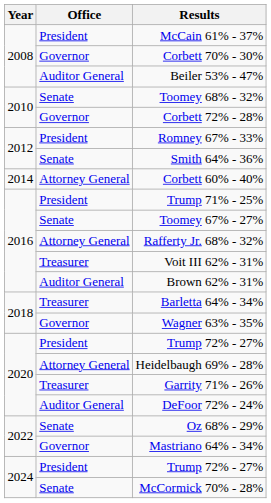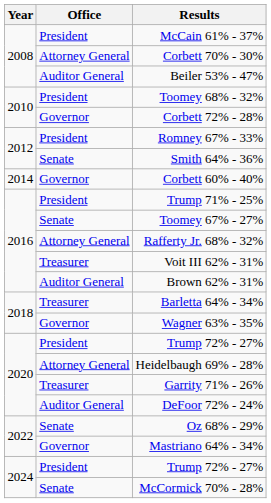(64, 55) Governor -> (84, 55) Attorney General
(57, 96) Senate -> (63, 96) President
(84, 179) Attorney General -> (64, 179) Governor
